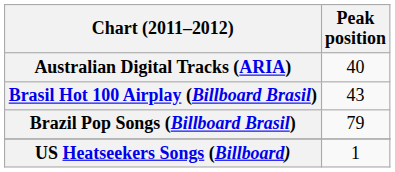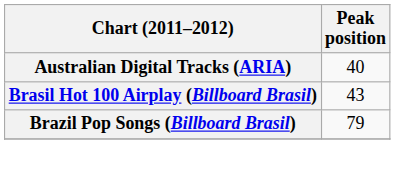- row: (163, 152)
